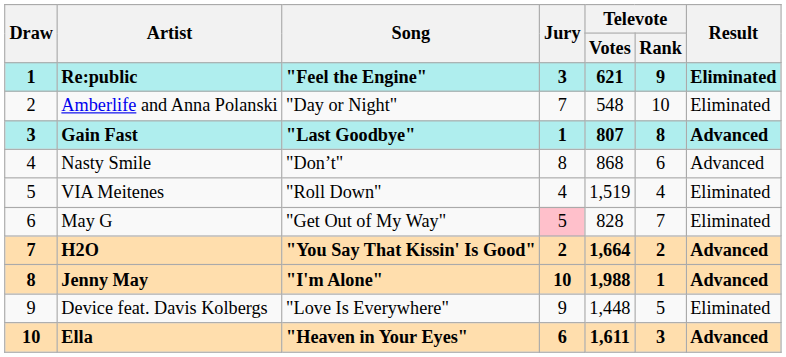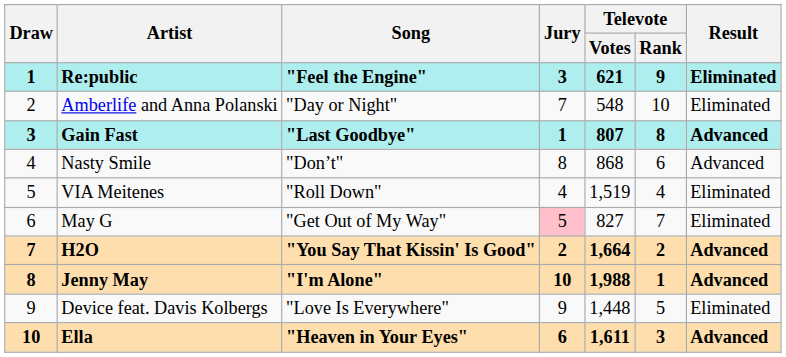(610, 221) 828 -> (610, 221) 827
